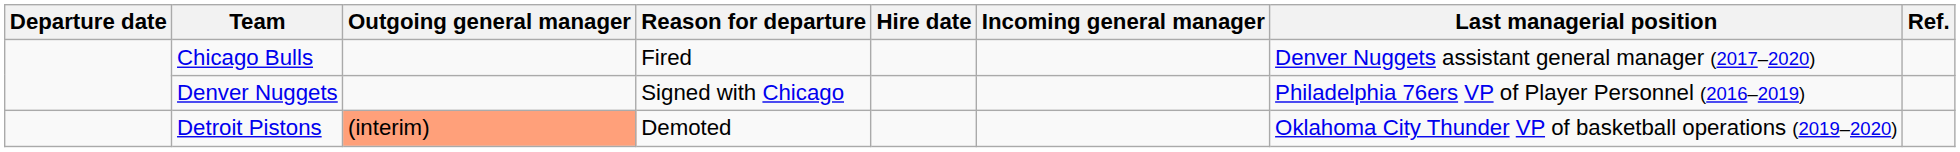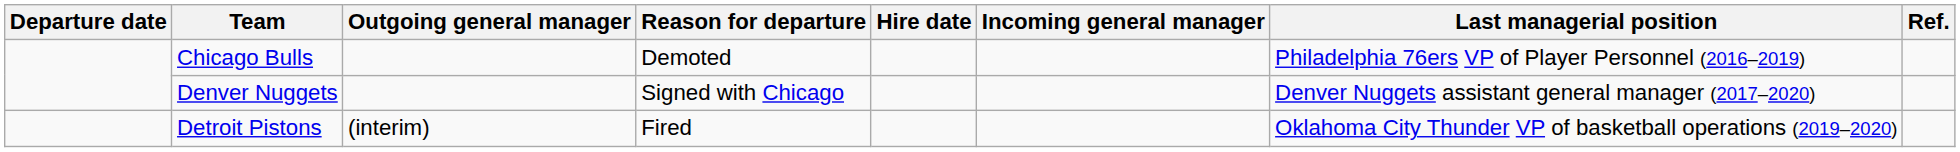(667, 57) Fired -> (686, 57) Demoted
(1545, 57) Denver Nuggets assistant general manager (2017–2020) -> (1540, 57) Philadelphia 76ers VP of Player Personnel (2016–2019)
(1540, 92) Philadelphia 76ers VP of Player Personnel (2016–2019) -> (1545, 92) Denver Nuggets assistant general manager (2017–2020)
(389, 127) lightsalmon background -> (389, 127) no background
(686, 127) Demoted -> (667, 127) Fired
